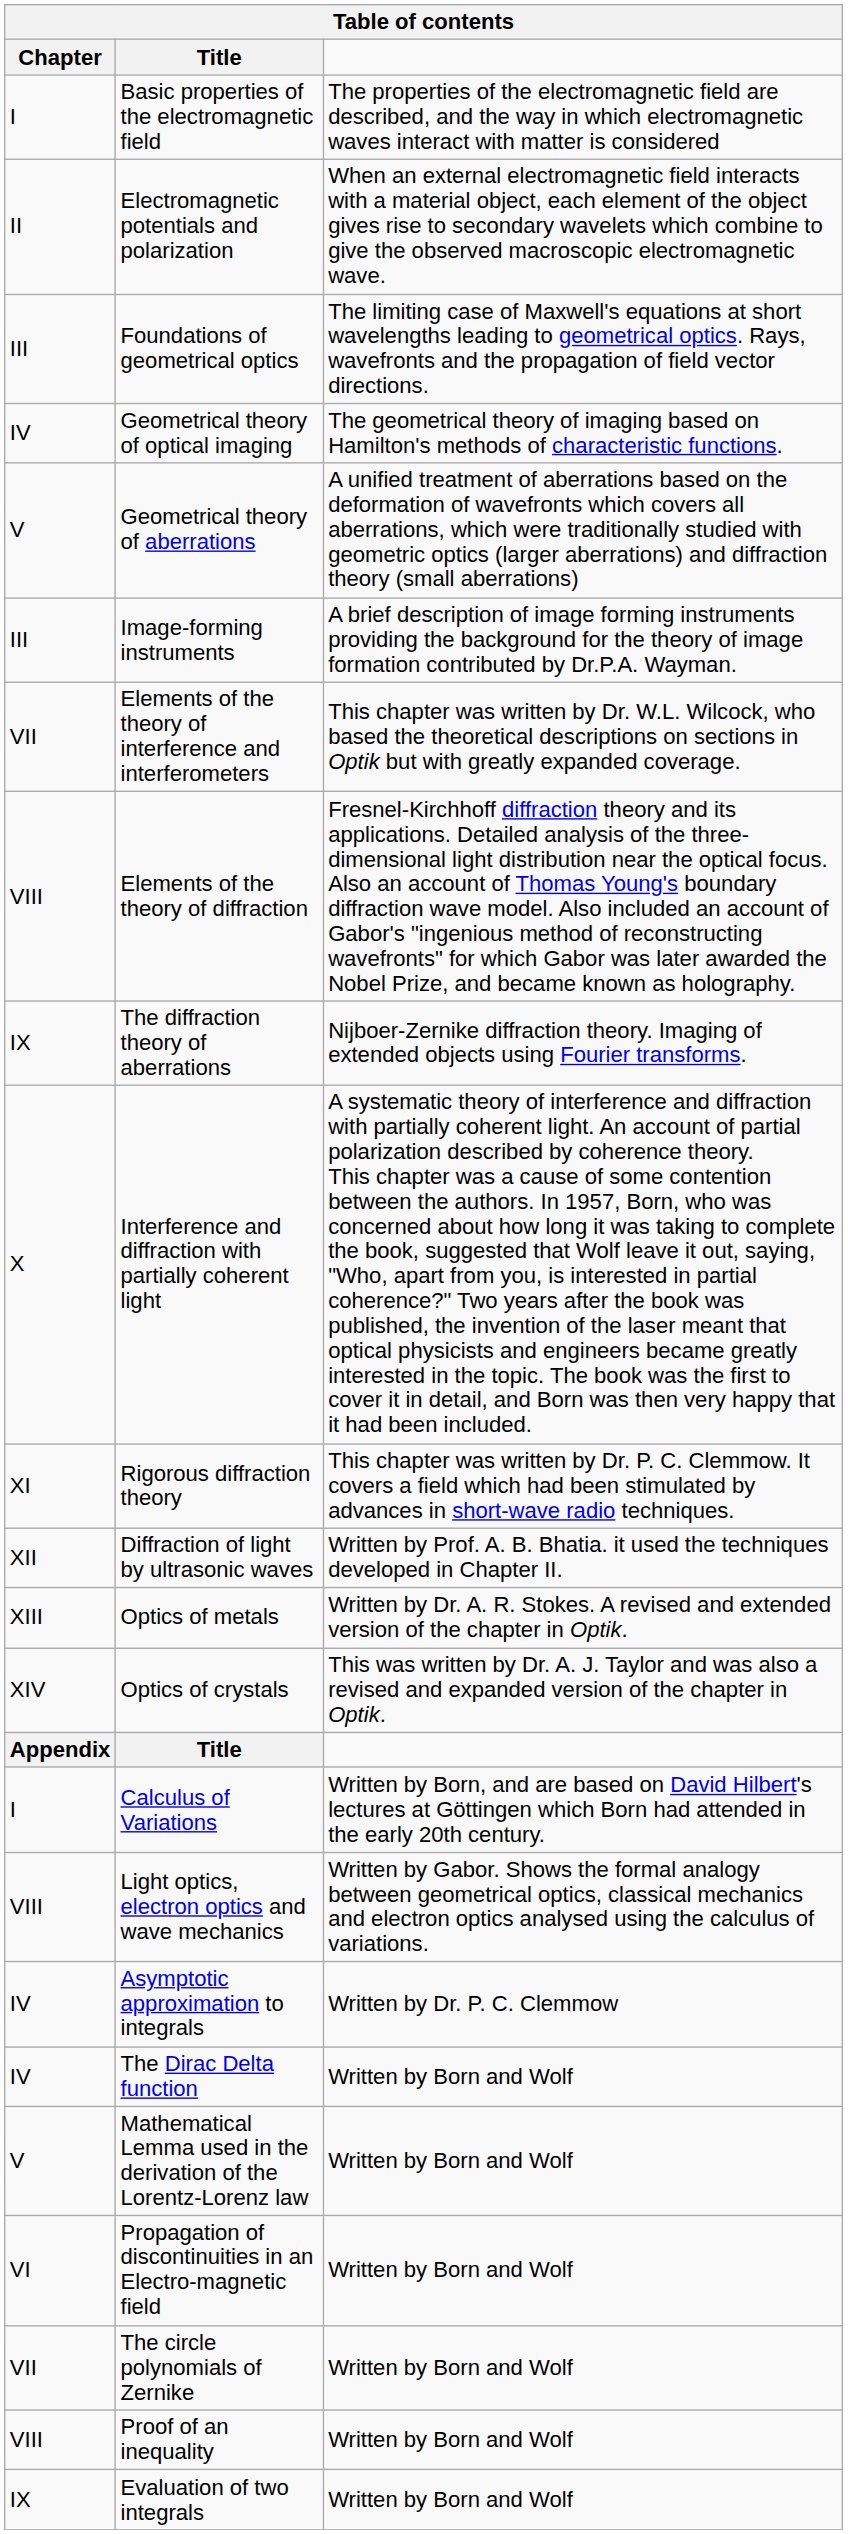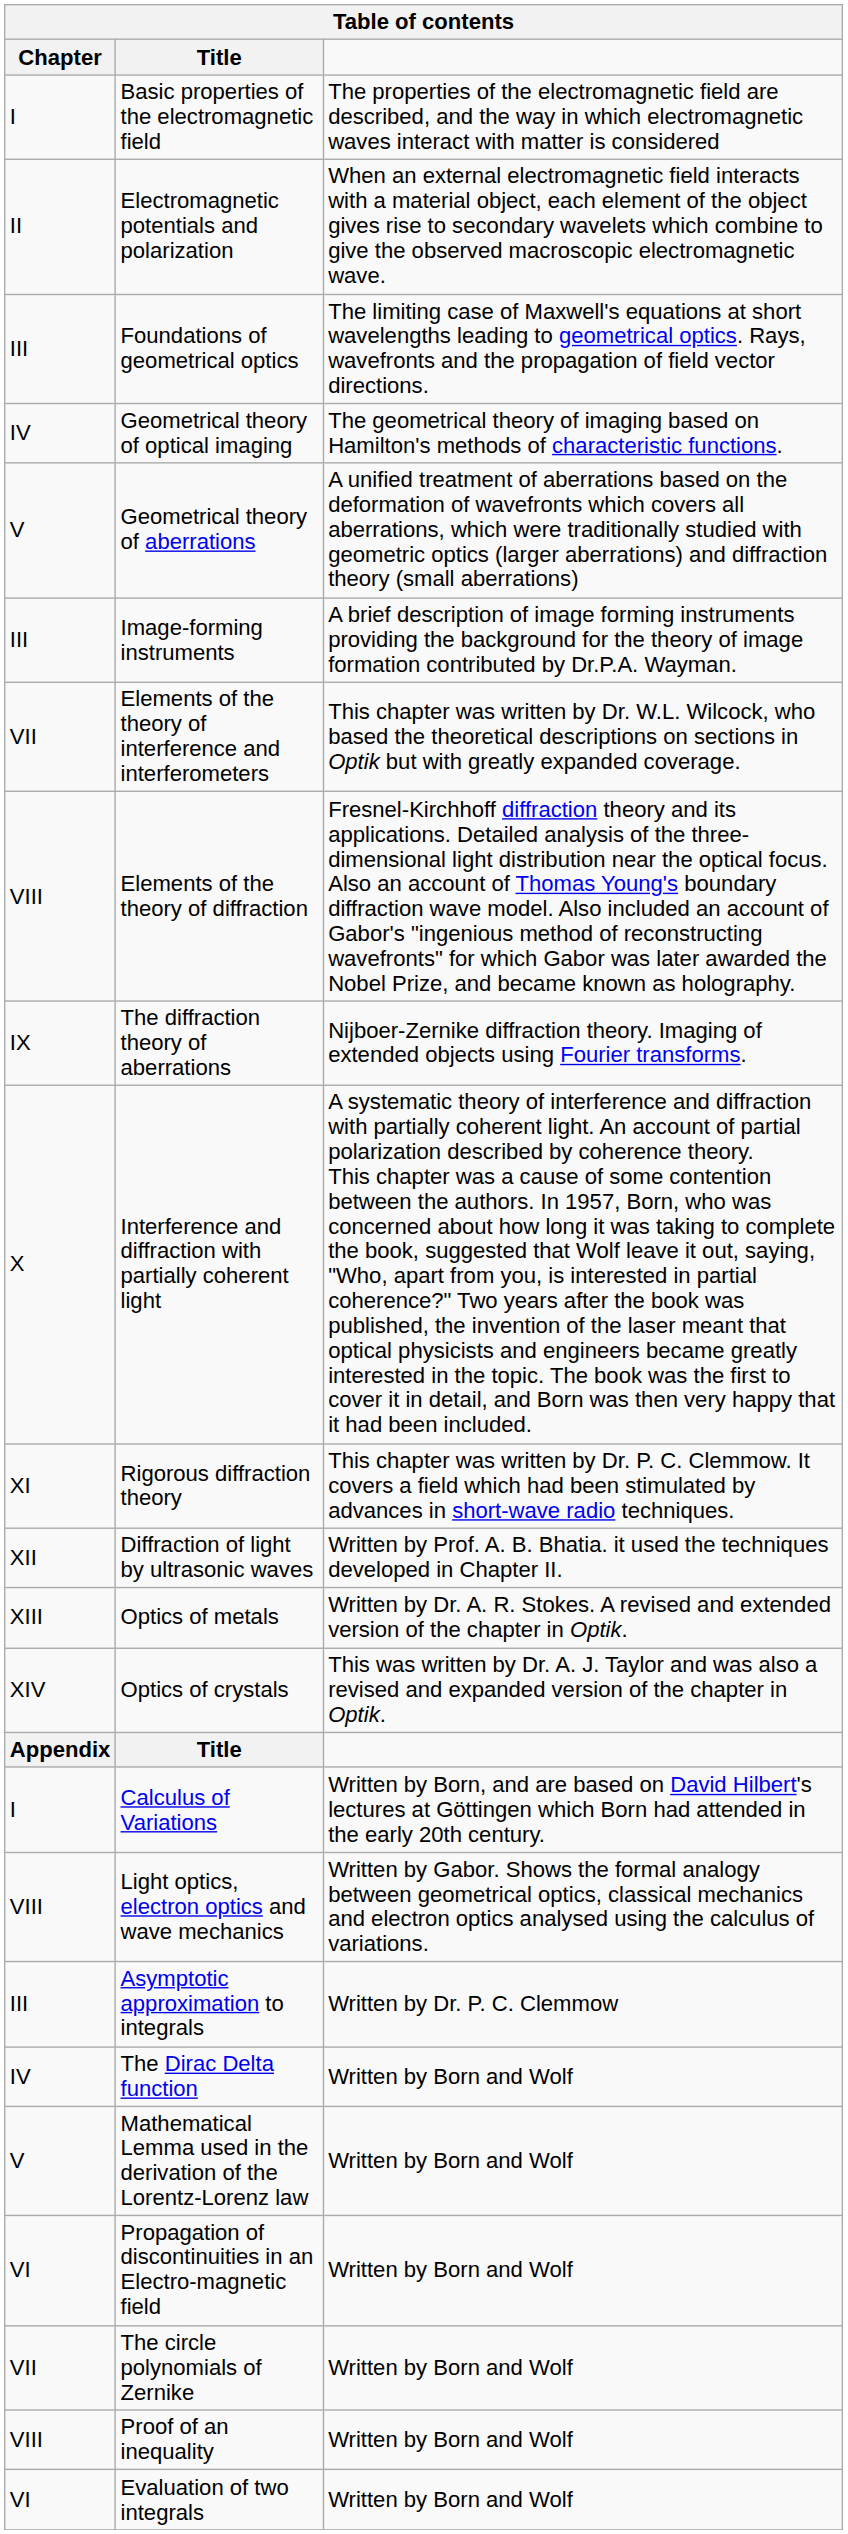(20, 2003) IV -> (19, 2003) III
(20, 2499) IX -> (20, 2499) VI
